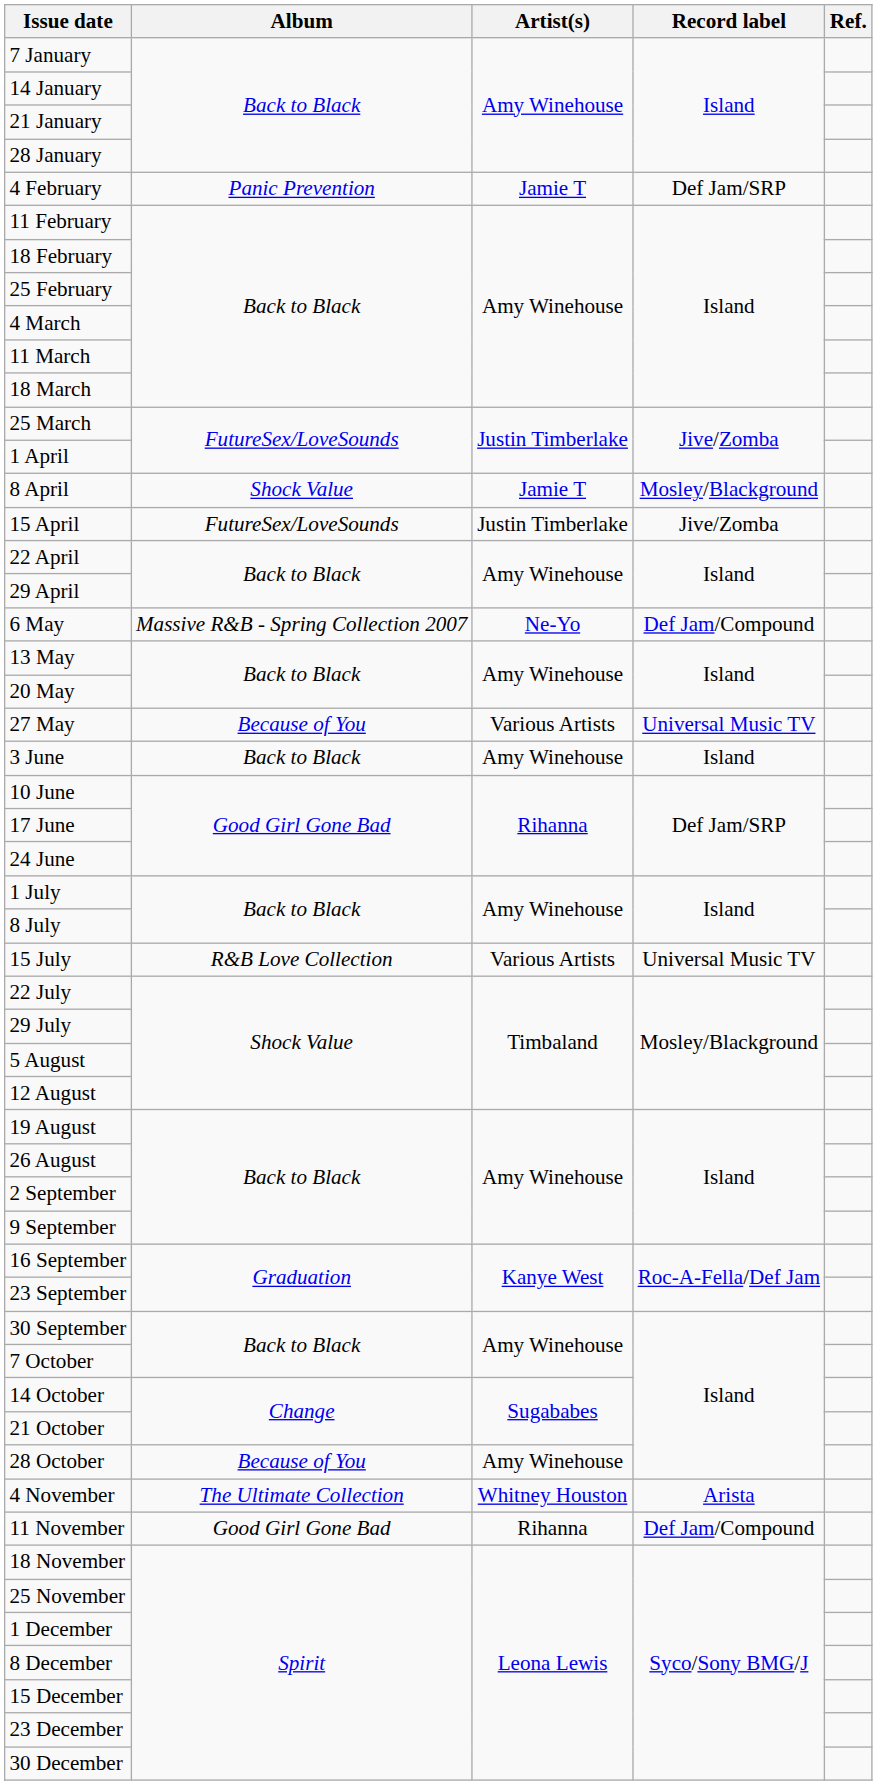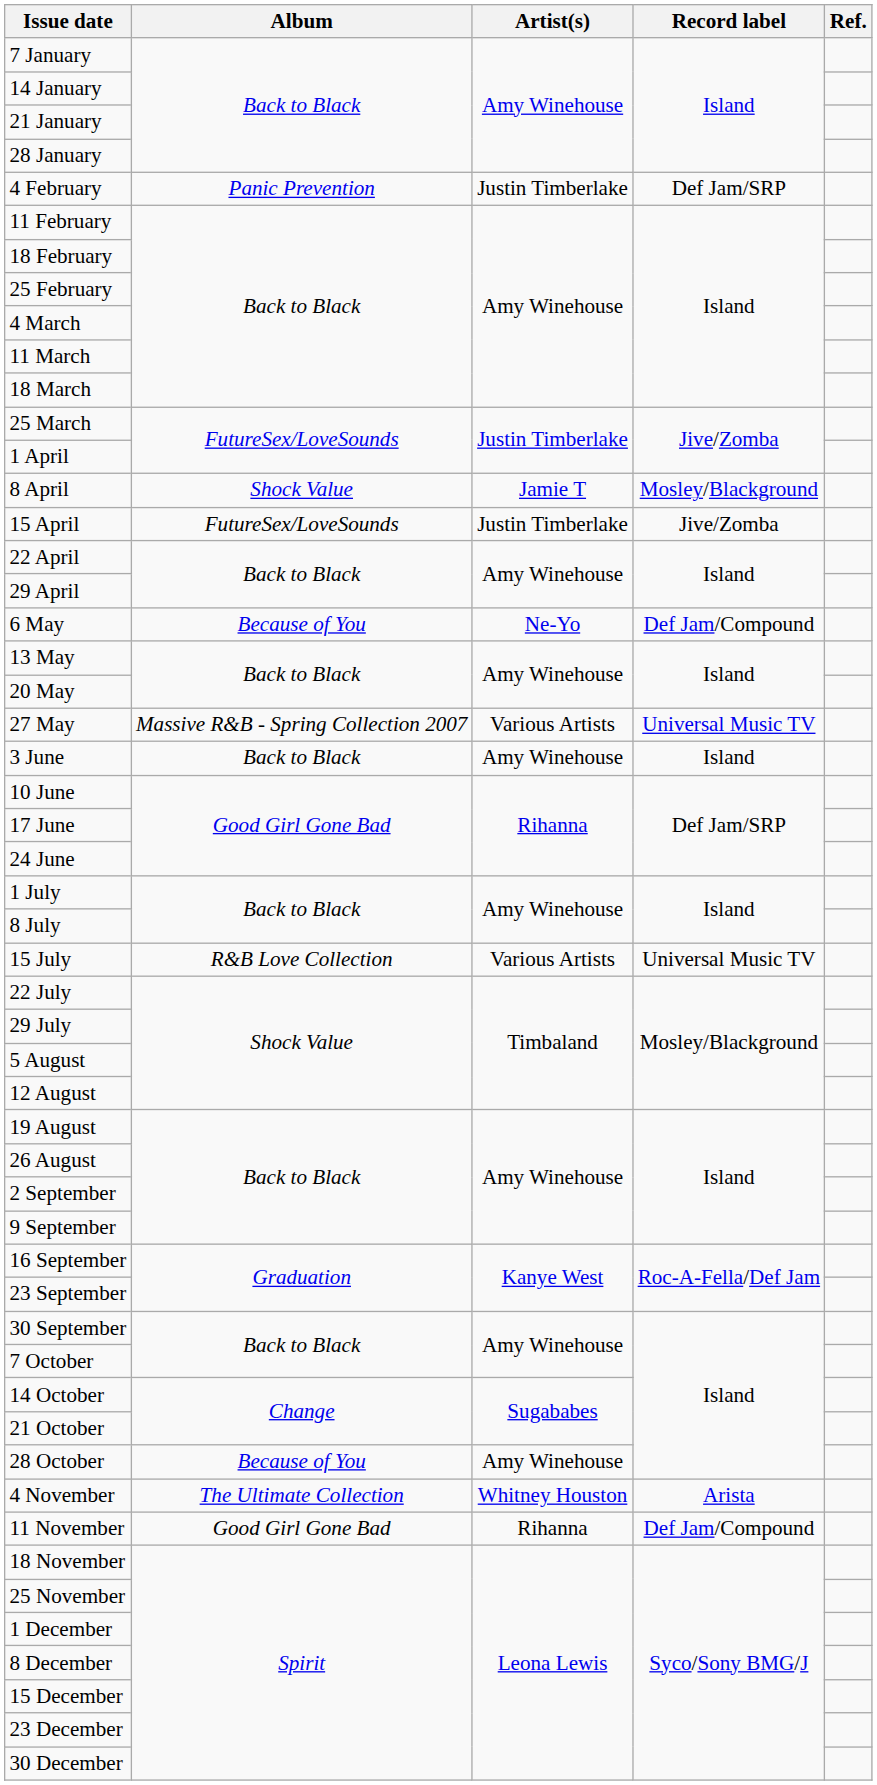(553, 188) Jamie T -> (553, 188) Justin Timberlake
(302, 624) Massive R&B - Spring Collection 2007 -> (302, 624) Because of You
(302, 724) Because of You -> (302, 724) Massive R&B - Spring Collection 2007
